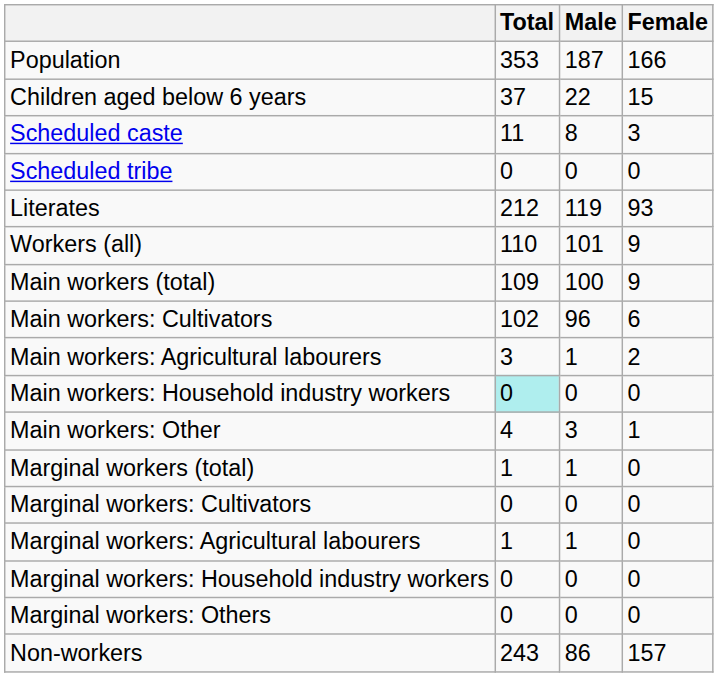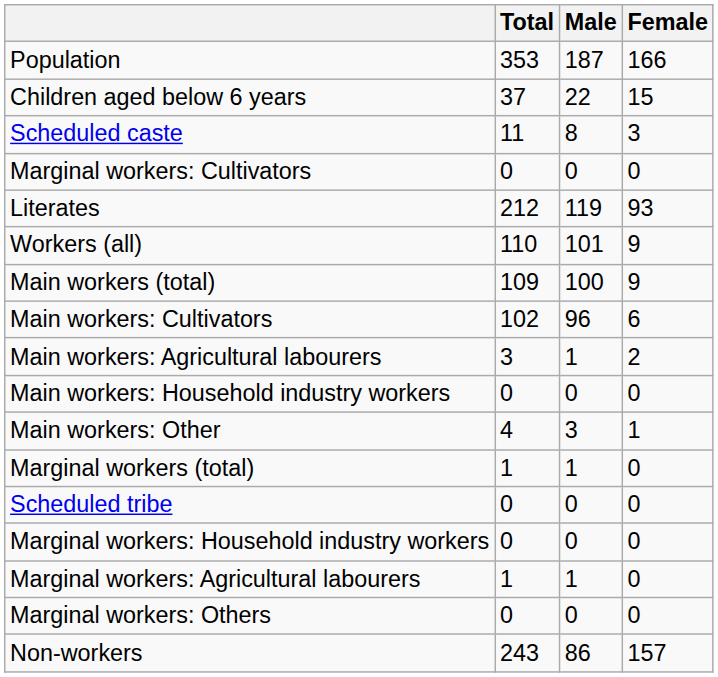rows swapped: (91, 171) <-> (161, 504)
(506, 393) paleturquoise background -> (506, 393) no background
rows swapped: (215, 541) <-> (250, 578)
